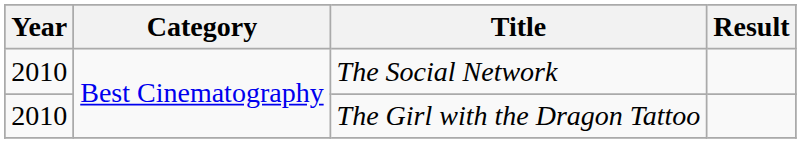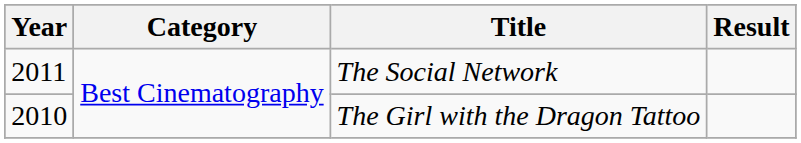(39, 71) 2010 -> (39, 71) 2011
